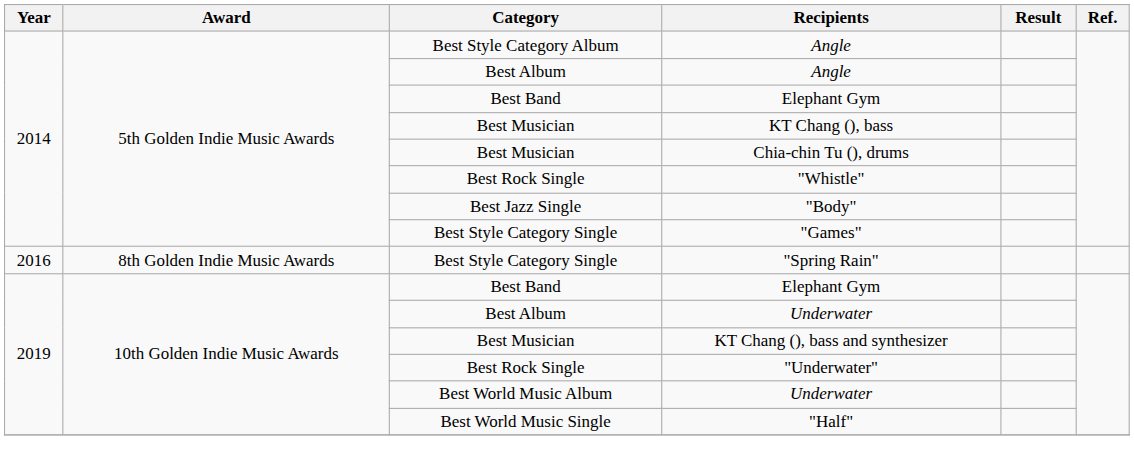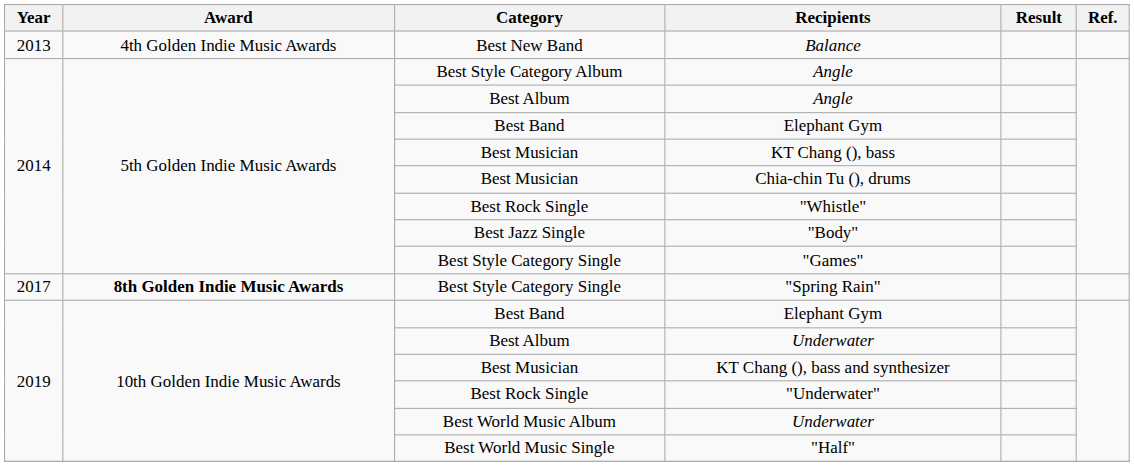+ row: (529, 44)
(34, 260) 2016 -> (34, 286) 2017
(226, 260) normal -> (228, 286) bold
